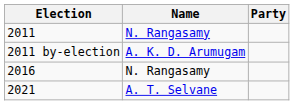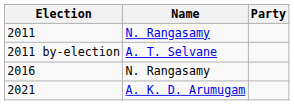(185, 52) A. K. D. Arumugam -> (171, 52) A. T. Selvane
(171, 90) A. T. Selvane -> (185, 90) A. K. D. Arumugam
